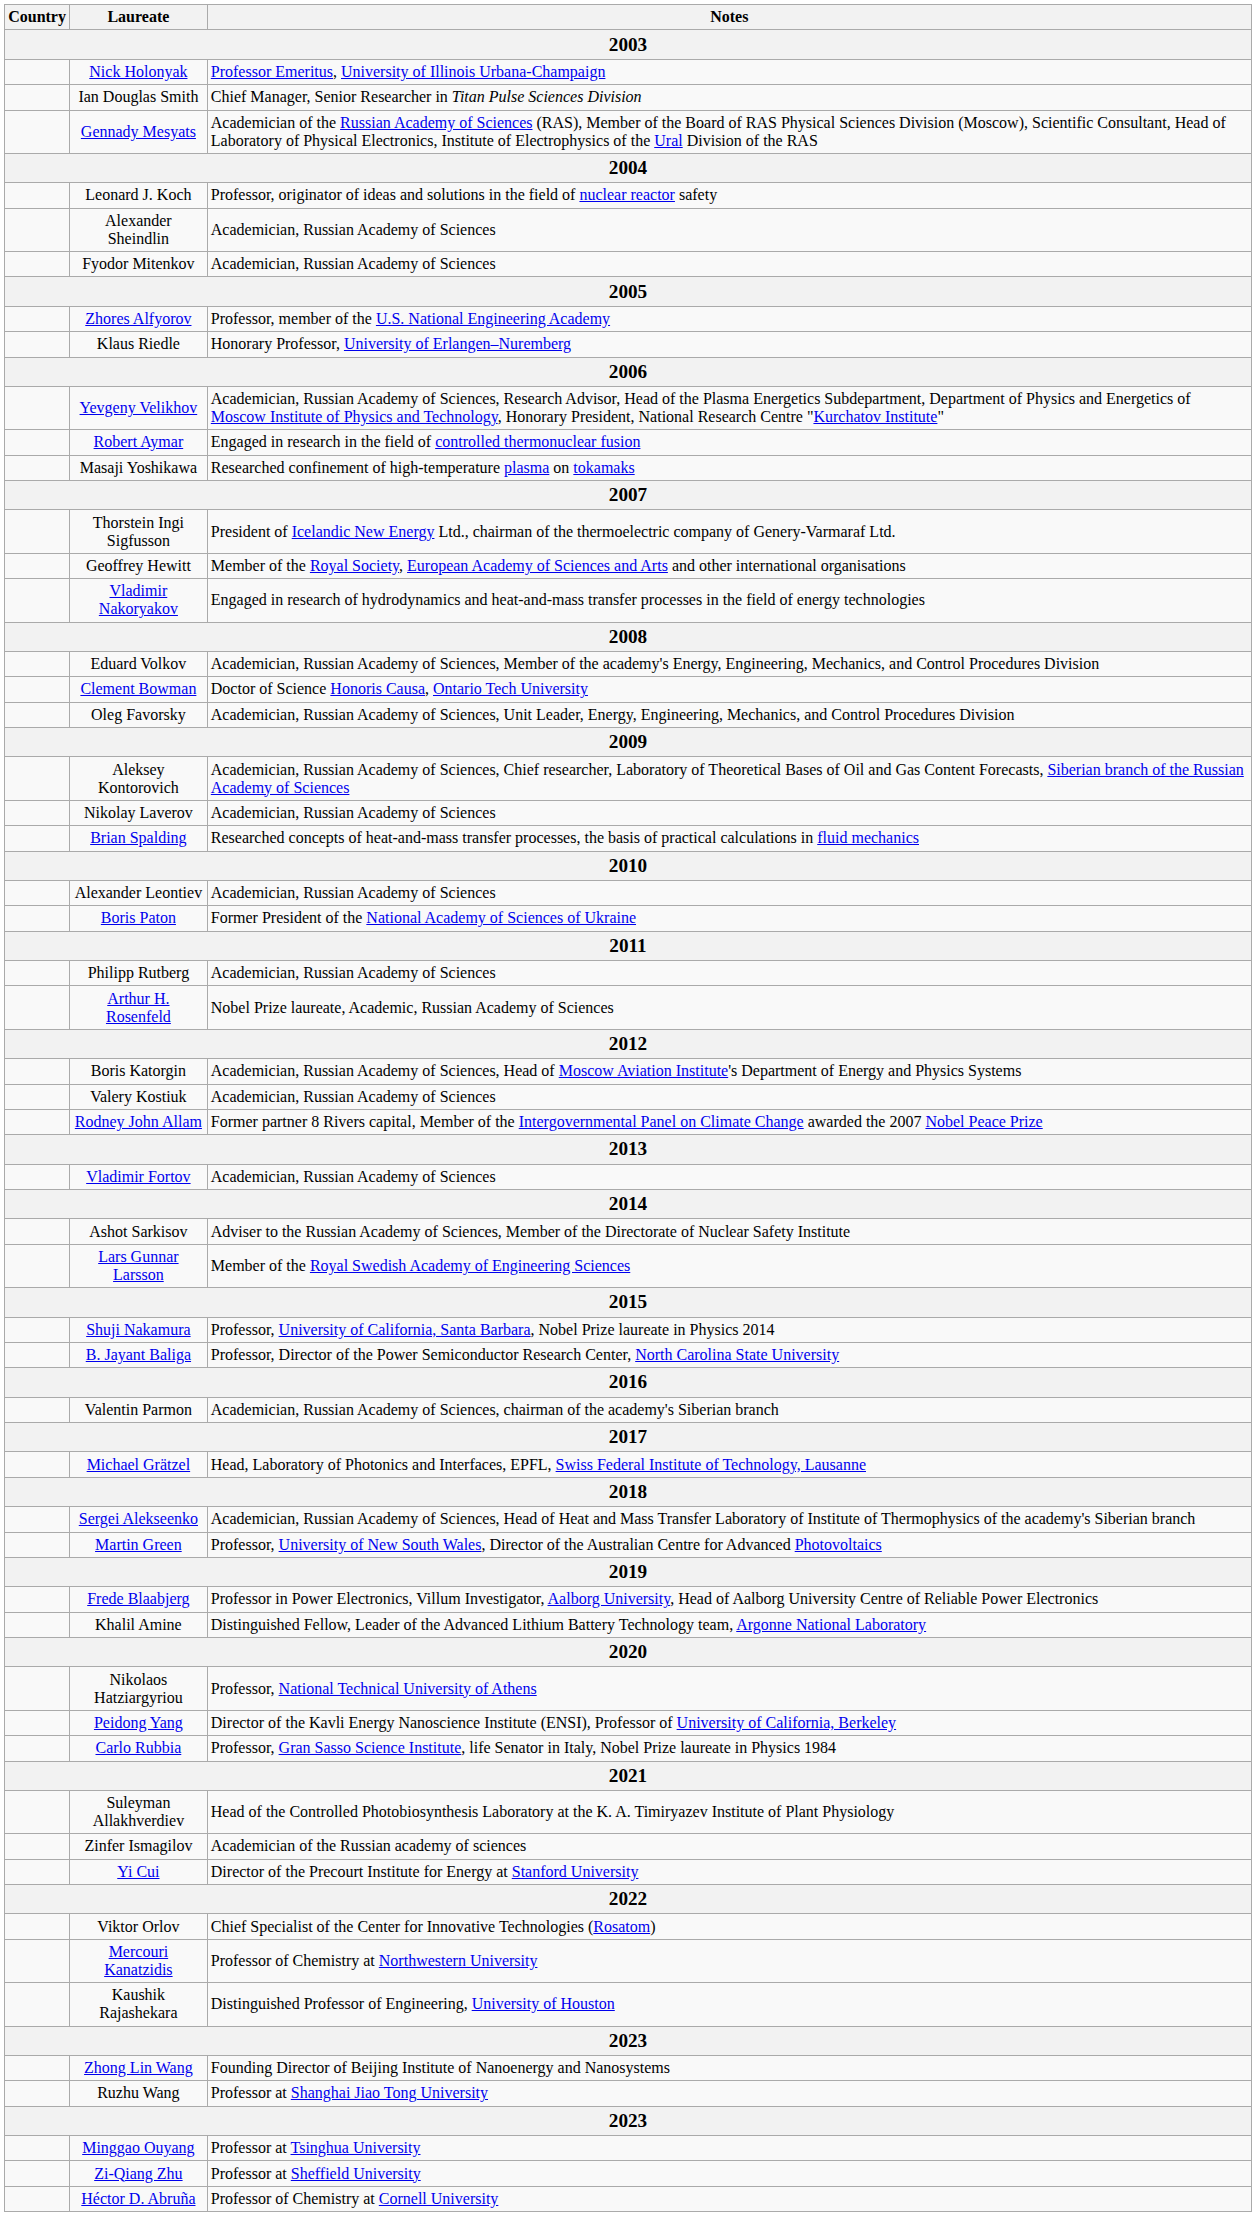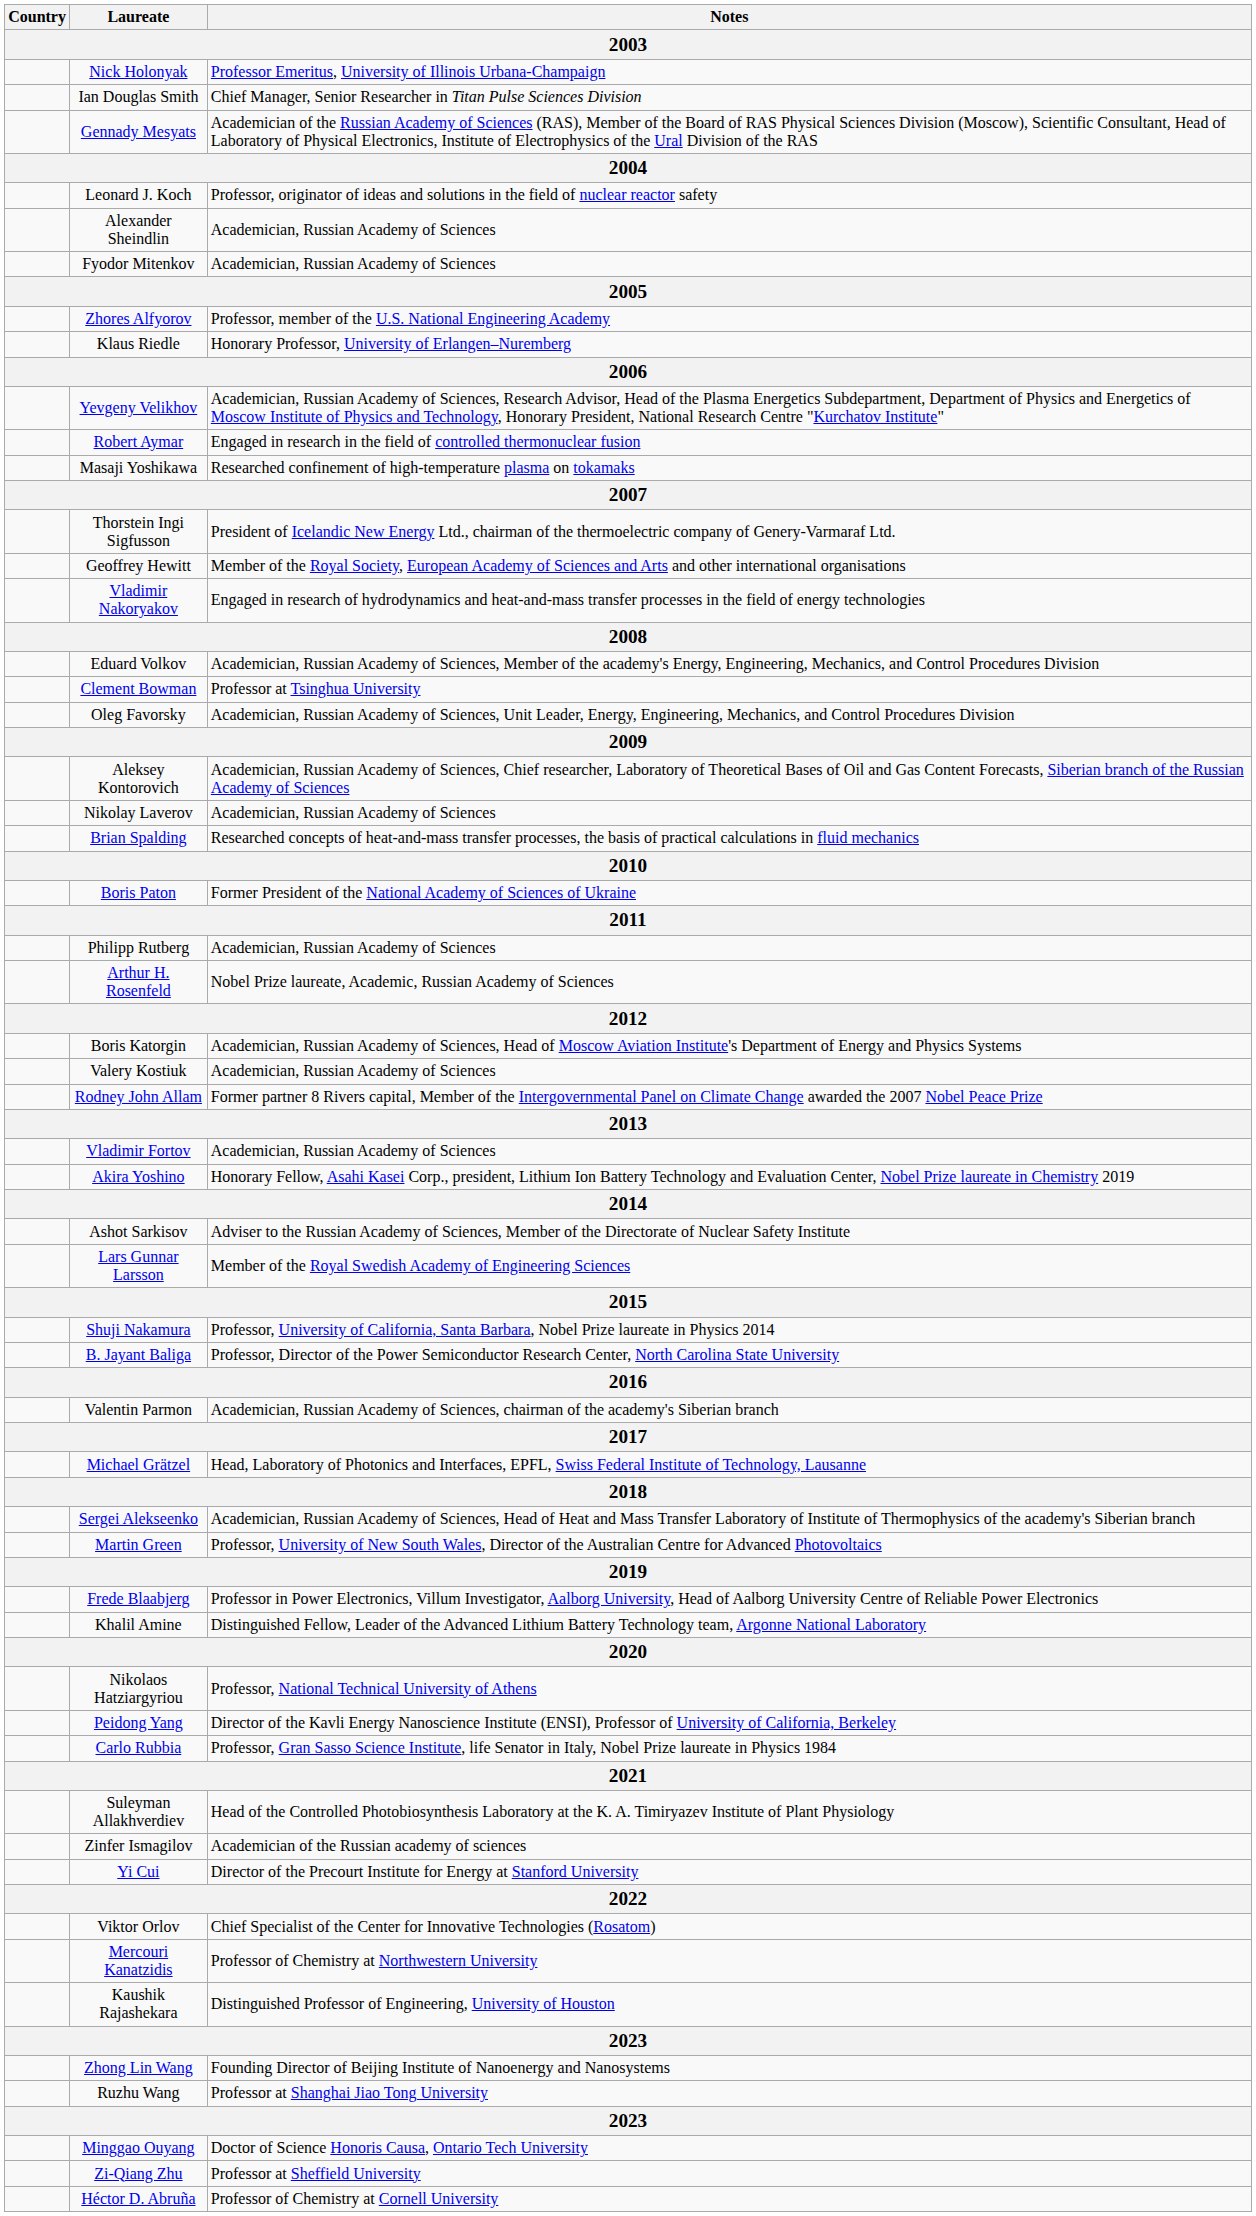(399, 689) Doctor of Science Honoris Causa, Ontario Tech University -> (316, 689) Professor at Tsinghua University
- row: (138, 893)
+ row: (138, 1176)
(316, 2148) Professor at Tsinghua University -> (399, 2148) Doctor of Science Honoris Causa, Ontario Tech University
